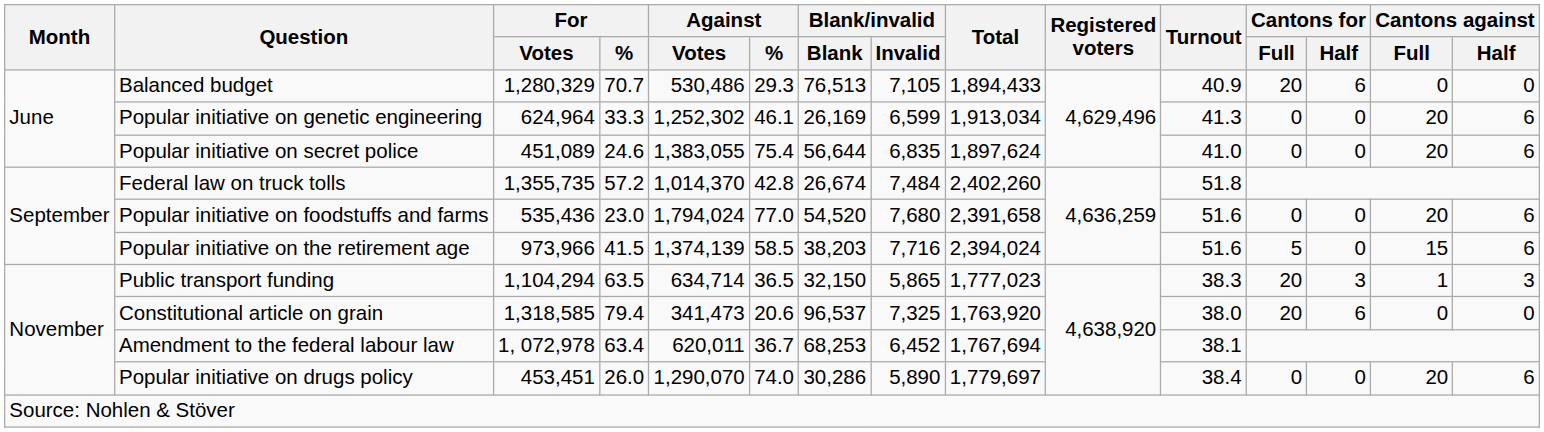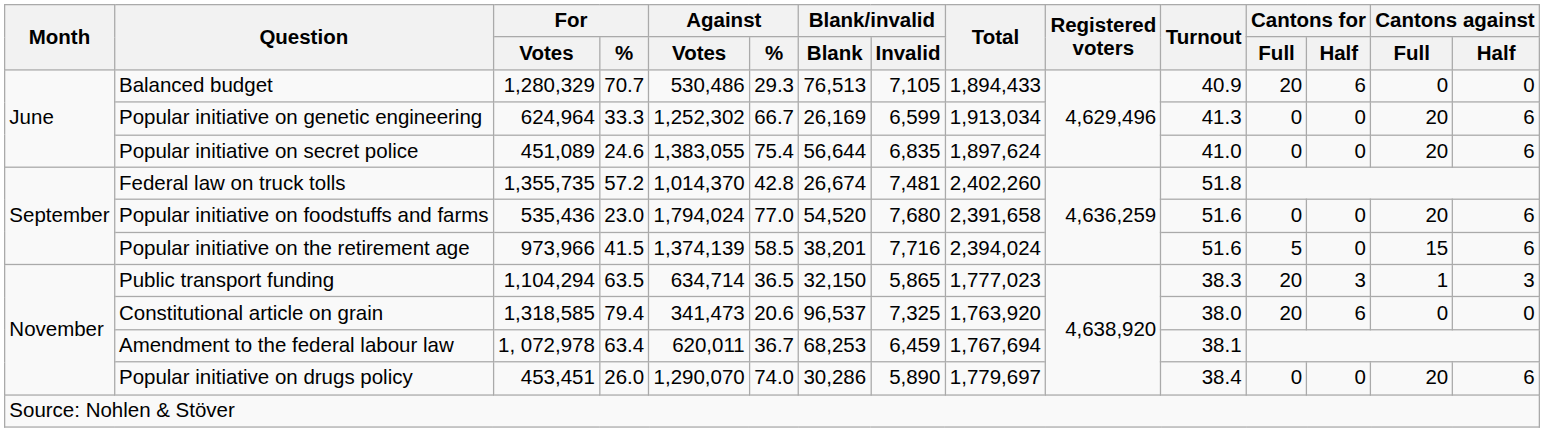(774, 118) 46.1 -> (774, 118) 66.7
(915, 183) 7,484 -> (915, 183) 7,481
(835, 248) 38,203 -> (835, 248) 38,201
(915, 345) 6,452 -> (915, 345) 6,459
